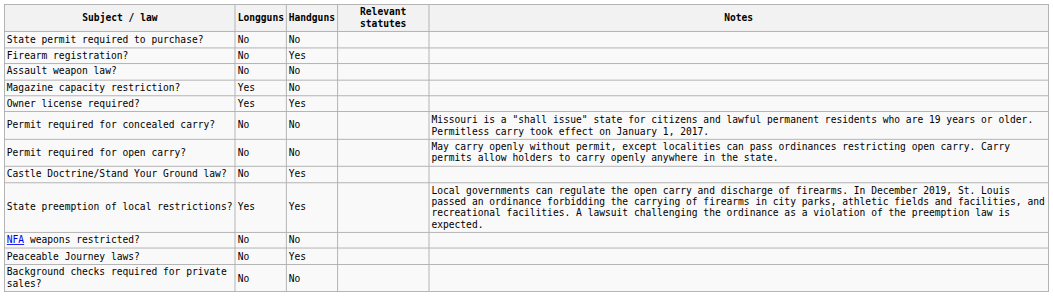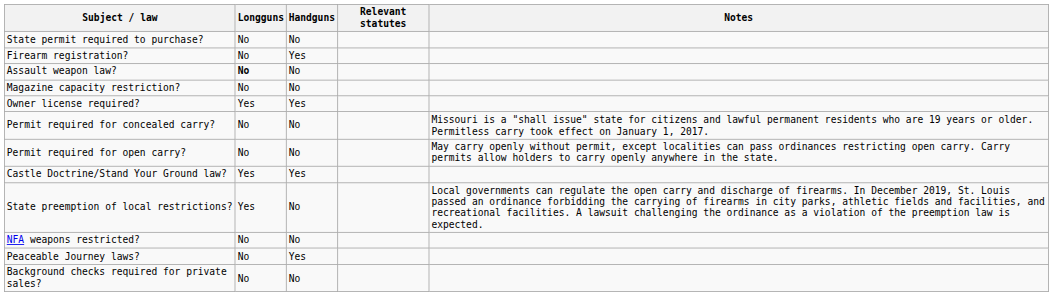(243, 72) normal -> (243, 72) bold
(246, 88) Yes -> (243, 88) No
(243, 175) No -> (246, 175) Yes
(297, 208) Yes -> (294, 208) No
